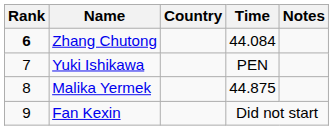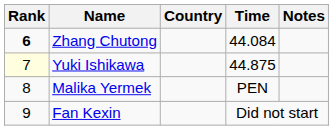(27, 64) no background -> (27, 64) lightyellow background
(252, 64) PEN -> (252, 64) 44.875
(252, 88) 44.875 -> (252, 88) PEN
